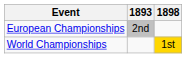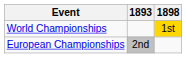rows swapped: (57, 45) <-> (66, 28)
